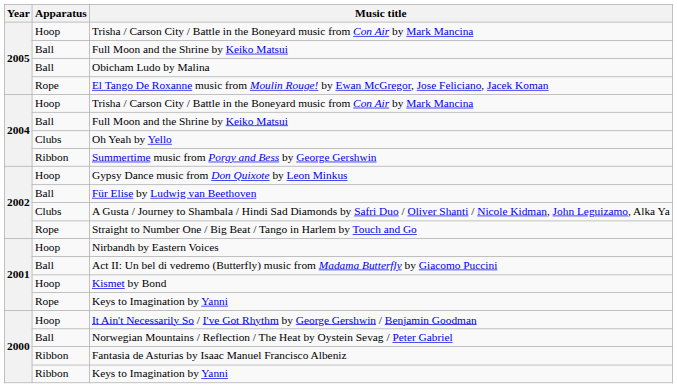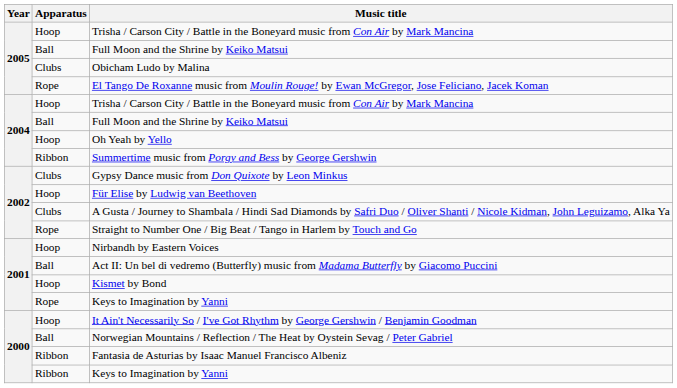(44, 67) Ball -> (48, 67) Clubs
(48, 139) Clubs -> (48, 139) Hoop
(48, 175) Hoop -> (48, 175) Clubs
(44, 193) Ball -> (48, 193) Hoop
